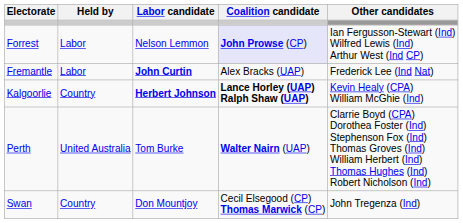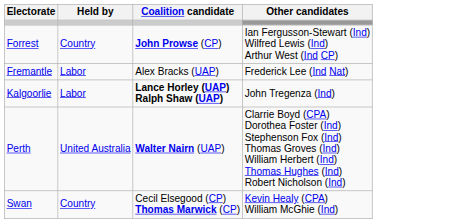- column: (176, 12)
(73, 44) Labor -> (78, 44) Country
(264, 44) lavender background -> (178, 44) no background
(78, 93) Country -> (73, 93) Labor
(377, 93) Kevin Healy (CPA) William McGhie (Ind) -> (290, 93) John Tregenza (Ind)
(375, 204) John Tregenza (Ind) -> (291, 204) Kevin Healy (CPA) William McGhie (Ind)
